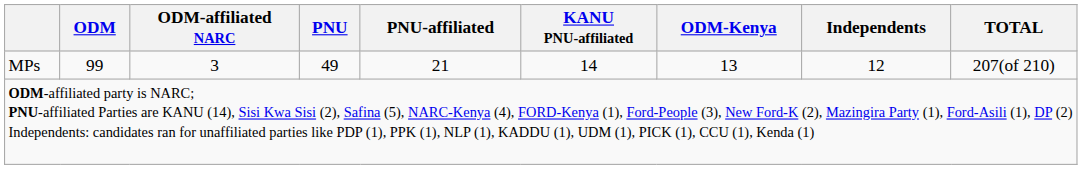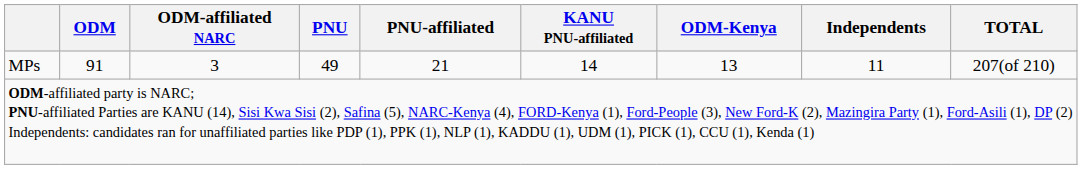(95, 65) 99 -> (95, 65) 91
(876, 65) 12 -> (876, 65) 11
